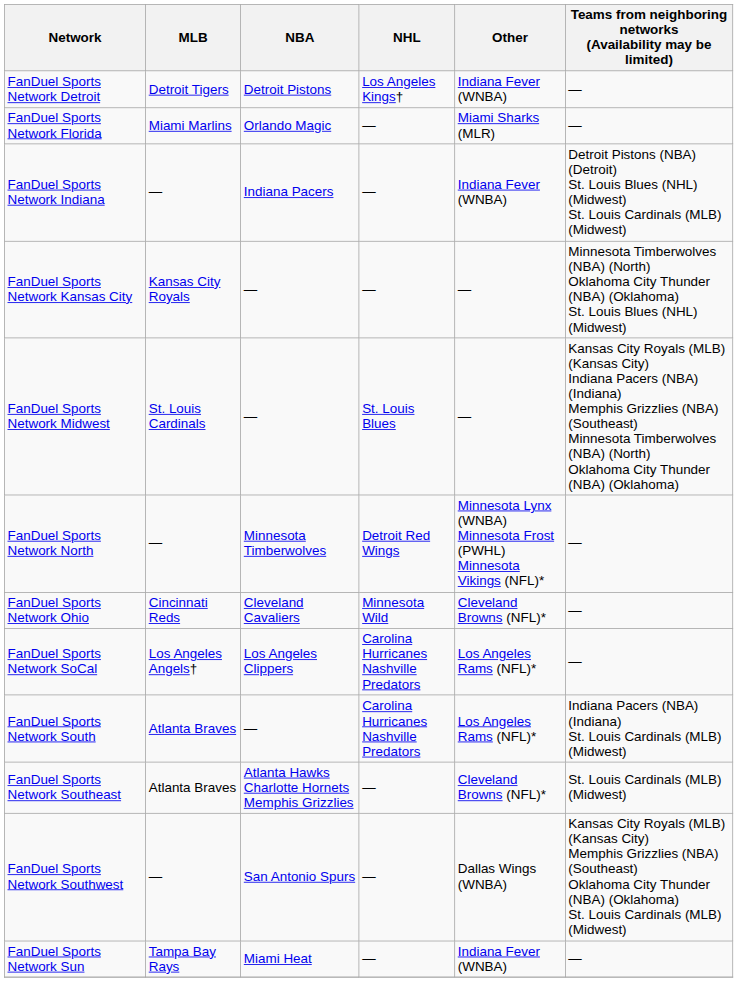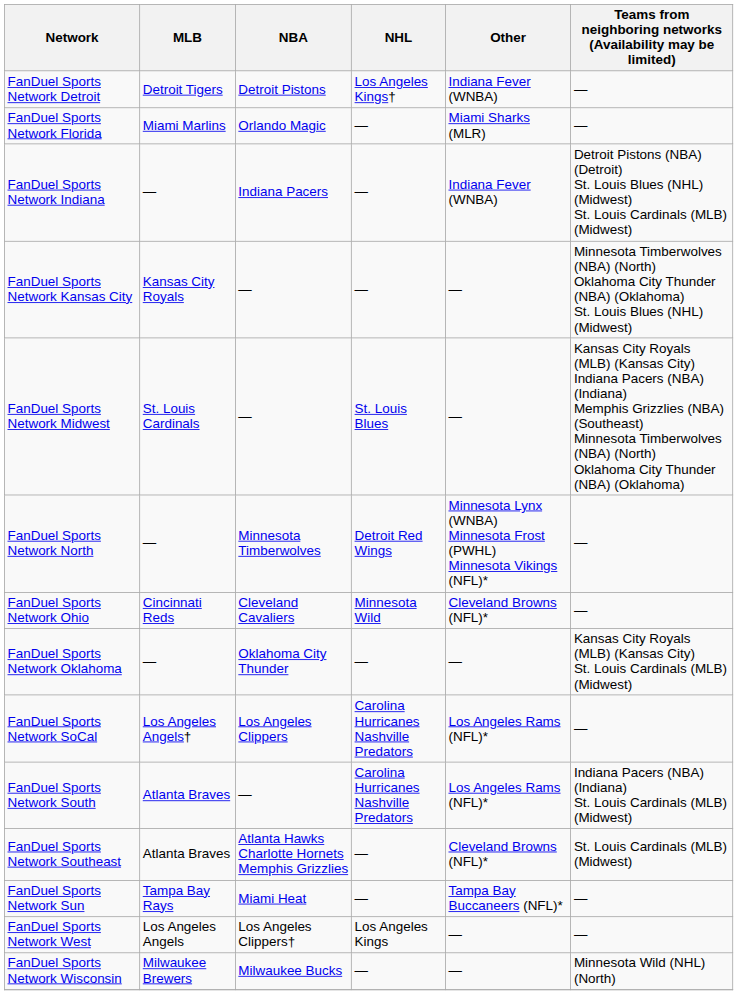+ row: (65, 661)
- row: (65, 877)
(499, 958) Indiana Fever (WNBA) -> (506, 898) Tampa Bay Buccaneers (NFL)*
+ row: (54, 934)
+ row: (65, 971)
